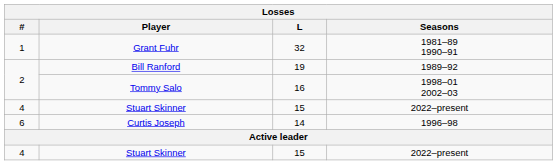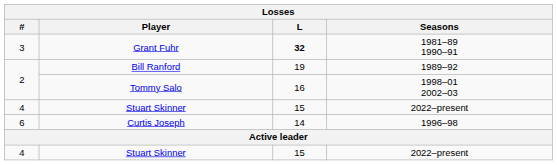(22, 47) 1 -> (22, 47) 3
(300, 47) normal -> (300, 47) bold
